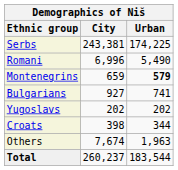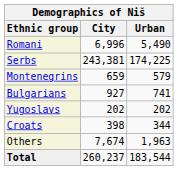rows swapped: (22, 45) <-> (25, 61)
(162, 77) bold -> (162, 77) normal
